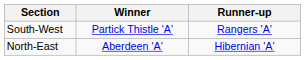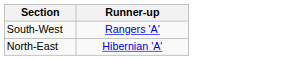- column: (132, 13)
